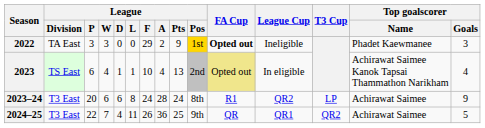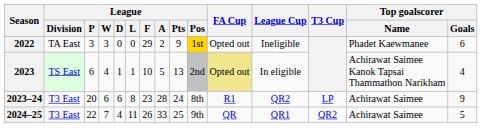(231, 44) bold -> (230, 44) normal
(466, 44) 3 -> (462, 44) 6
(162, 71) 4 -> (162, 71) 5
(147, 99) 24 -> (147, 99) 23
(162, 115) 36 -> (162, 115) 33
